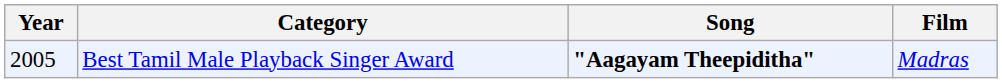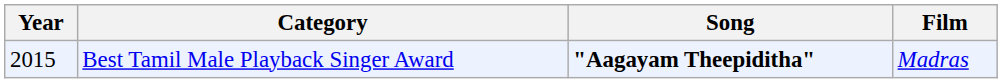(33, 58) 2005 -> (33, 58) 2015
